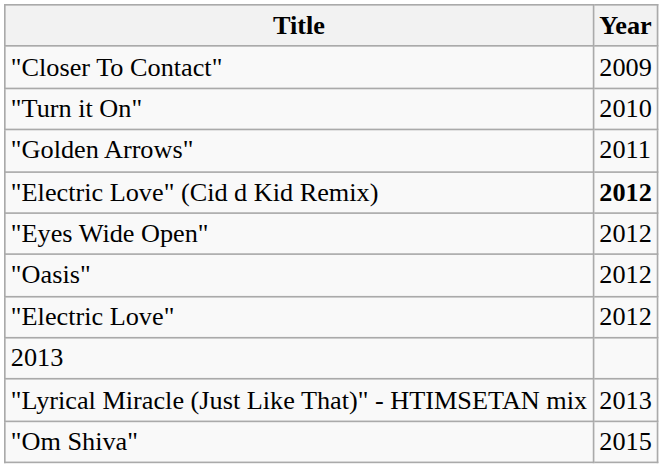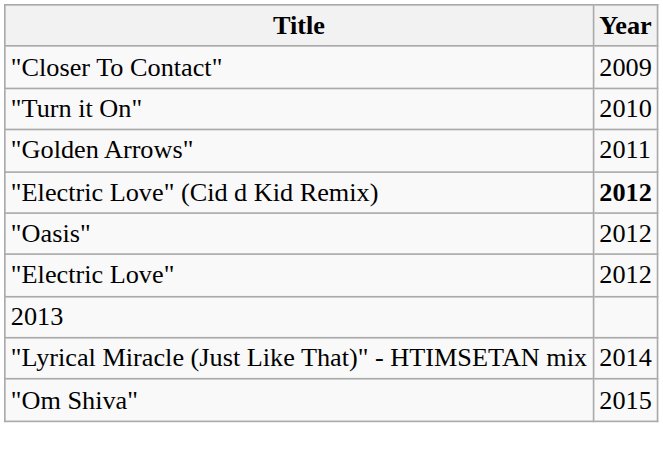- row: (110, 233)
(626, 399) 2013 -> (626, 358) 2014
